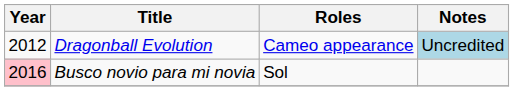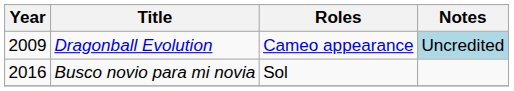(28, 45) 2012 -> (28, 45) 2009
(28, 72) pink background -> (28, 72) no background
